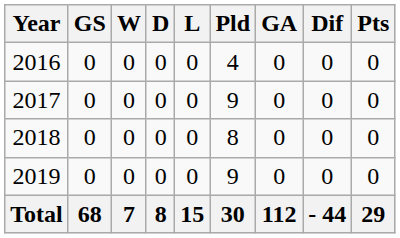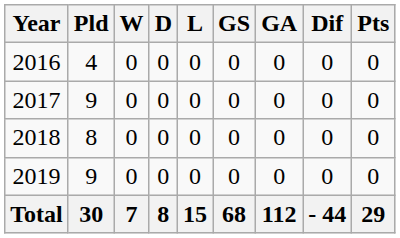columns swapped: (233, 23) <-> (90, 23)
